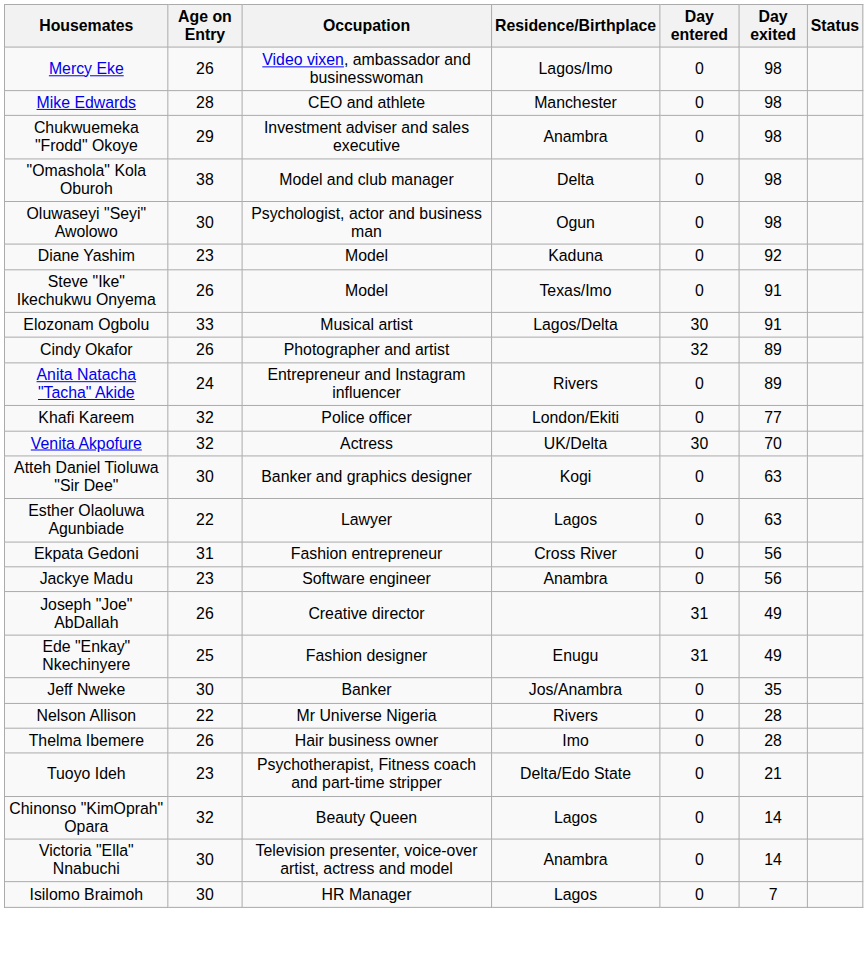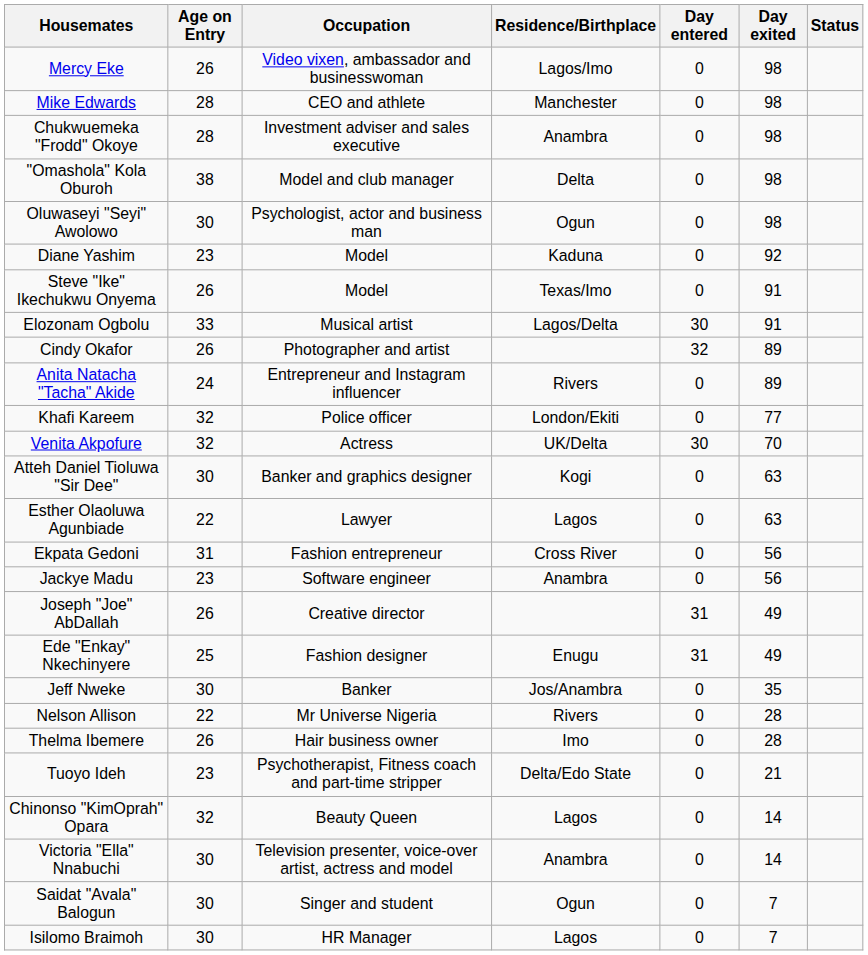(205, 136) 29 -> (205, 136) 28
+ row: (86, 903)
